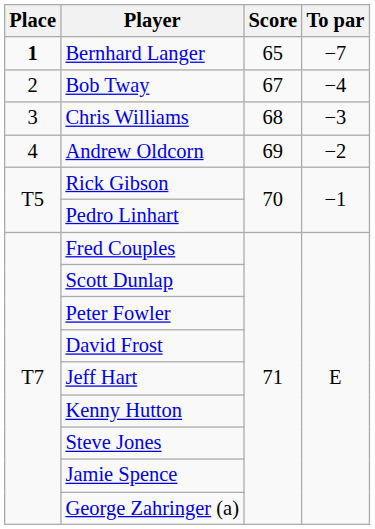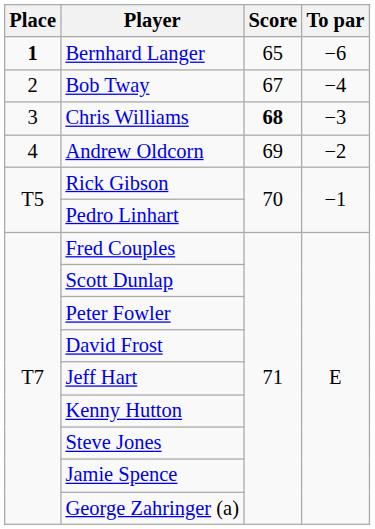(335, 53) −7 -> (335, 53) −6
(273, 118) normal -> (273, 118) bold
